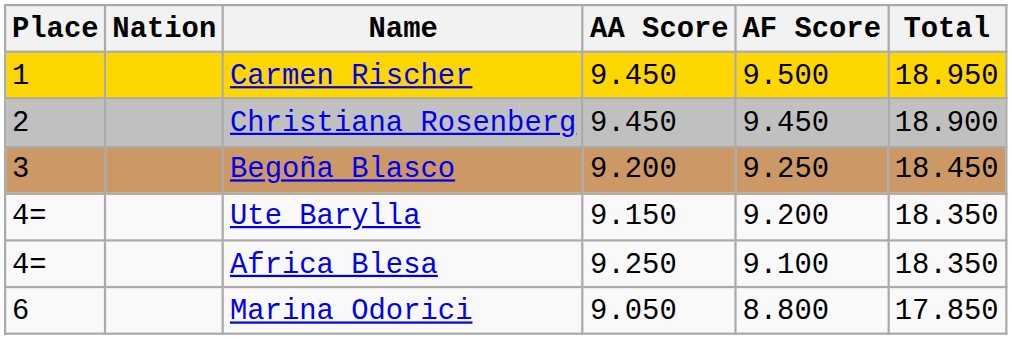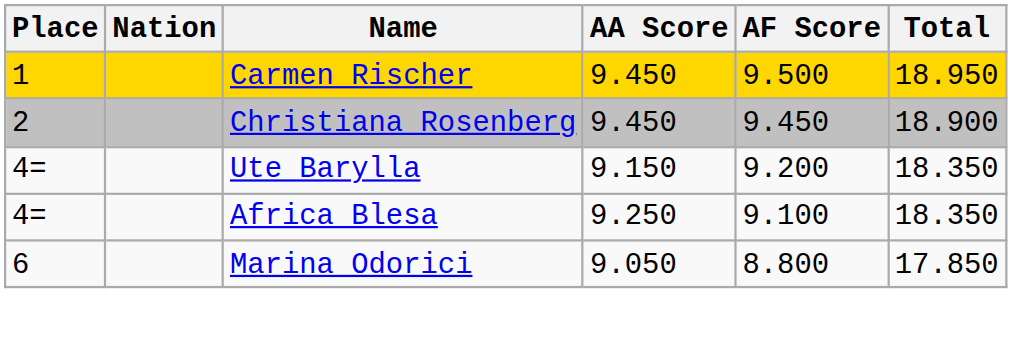- row: (343, 170)
